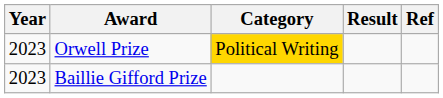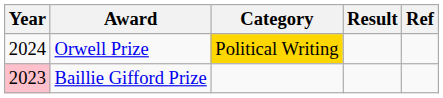(27, 48) 2023 -> (27, 48) 2024
(27, 78) no background -> (27, 78) pink background
